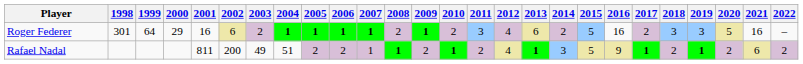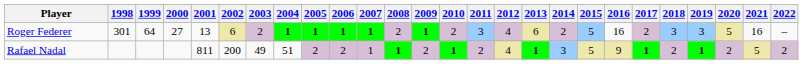(177, 32) 29 -> (177, 32) 27
(205, 32) 16 -> (205, 32) 13
(757, 50) 6 -> (757, 50) 5
